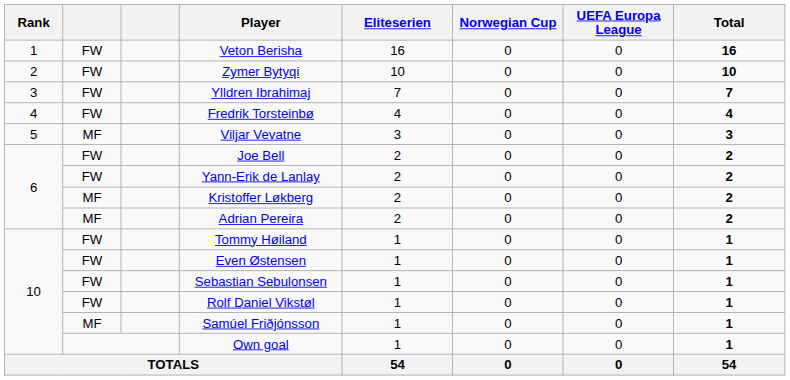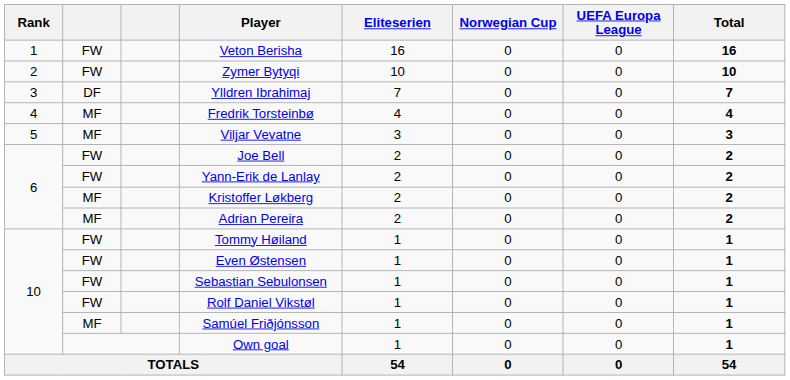(92, 93) FW -> (92, 93) DF
(92, 114) FW -> (92, 114) MF
